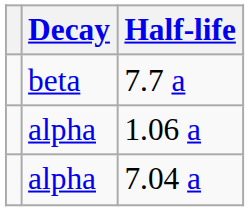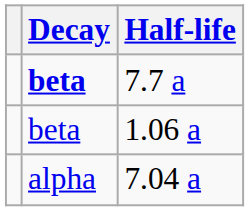(54, 79) normal -> (57, 79) bold
(62, 129) alpha -> (54, 129) beta
